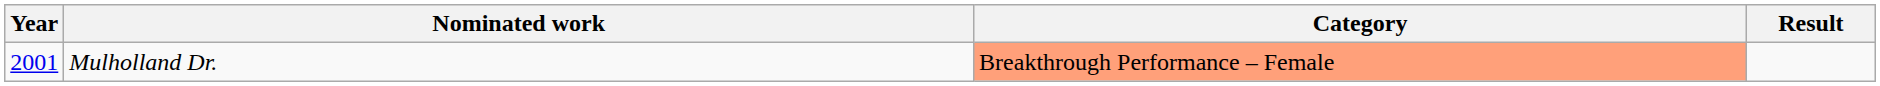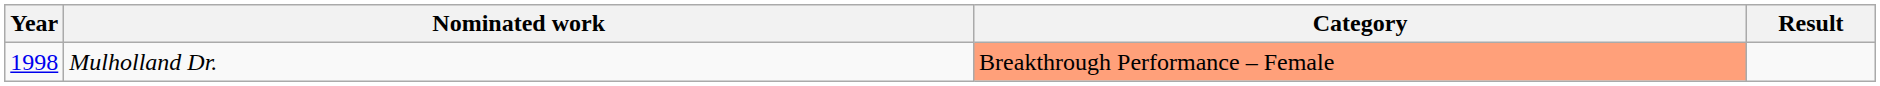(34, 61) 2001 -> (34, 61) 1998
